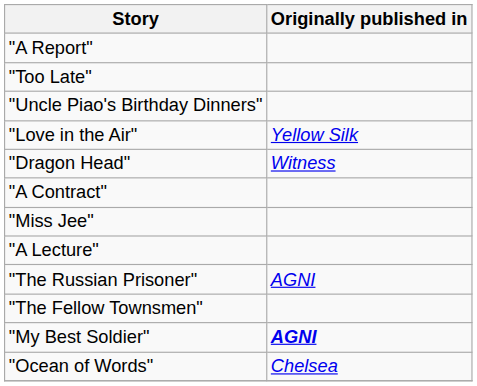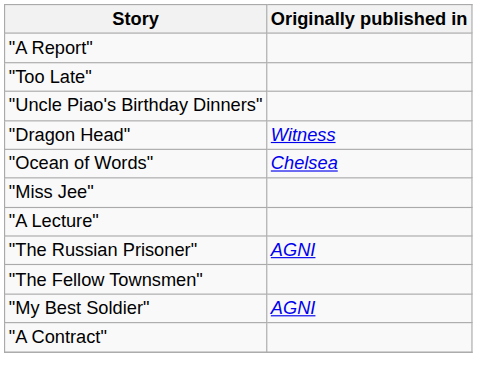- row: (73, 134)
rows swapped: (58, 192) <-> (81, 366)
(294, 337) bold -> (293, 308) normal
